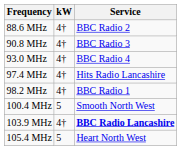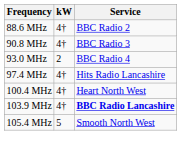(61, 59) 4† -> (59, 59) 2
- row: (27, 91)
(59, 106) 5 -> (61, 91) 4†
(116, 106) Smooth North West -> (111, 91) Heart North West
(111, 138) Heart North West -> (116, 122) Smooth North West
